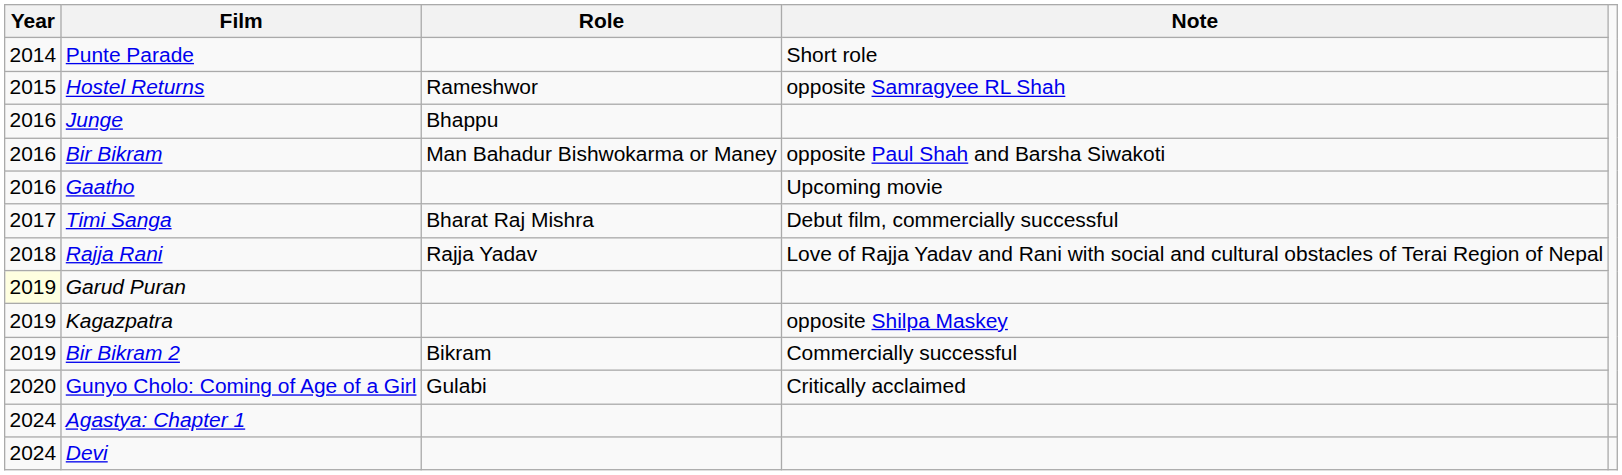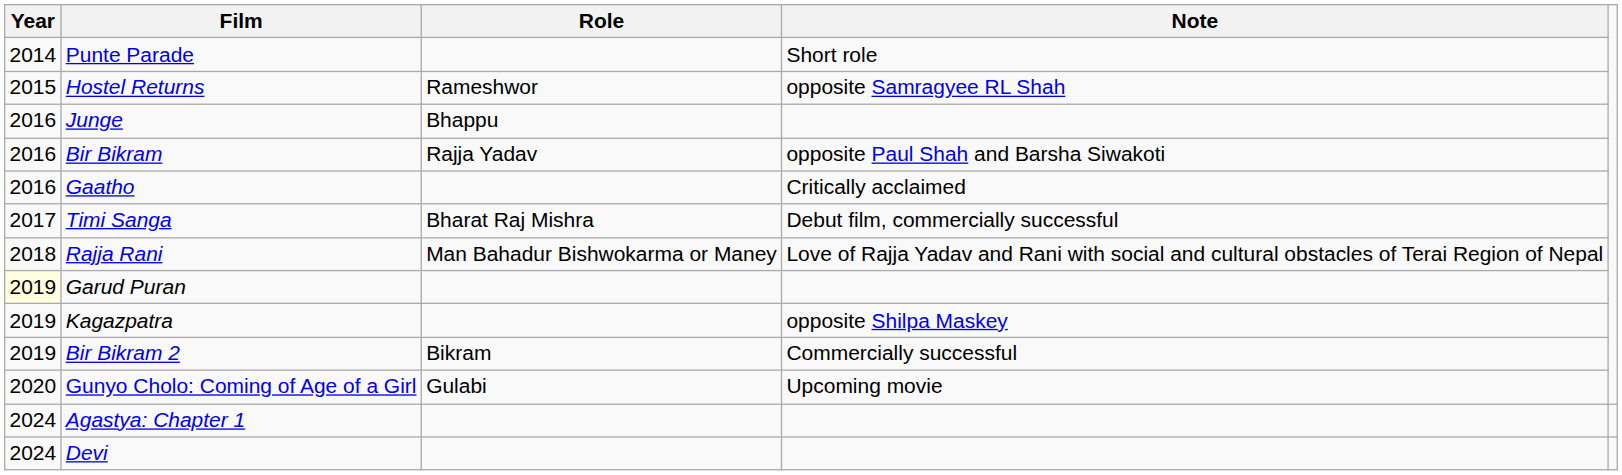(601, 154) Man Bahadur Bishwokarma or Maney -> (482, 154) Rajja Yadav
(865, 187) Upcoming movie -> (876, 187) Critically acclaimed
(482, 253) Rajja Yadav -> (601, 253) Man Bahadur Bishwokarma or Maney
(876, 386) Critically acclaimed -> (865, 386) Upcoming movie
